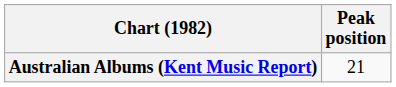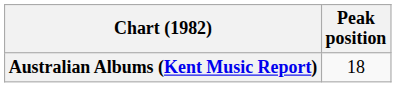(356, 67) 21 -> (356, 67) 18
